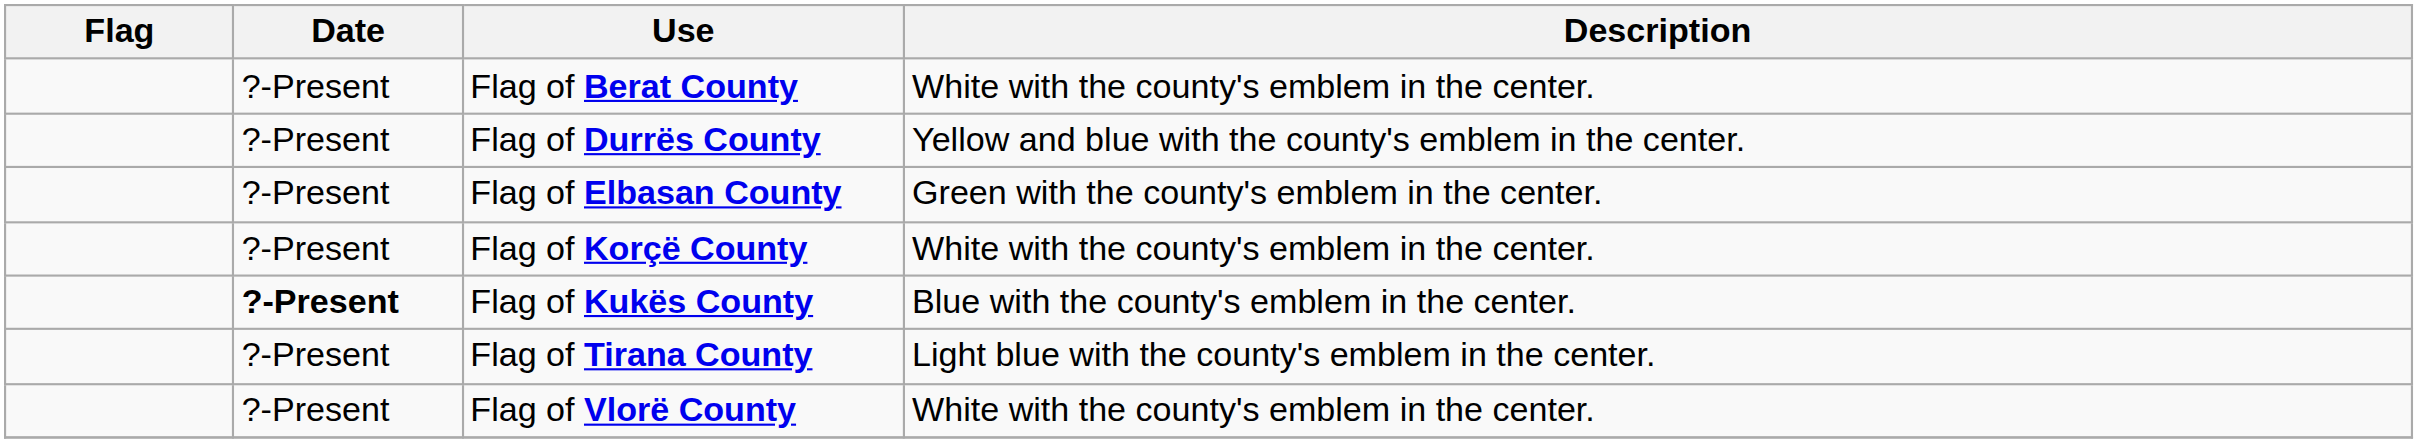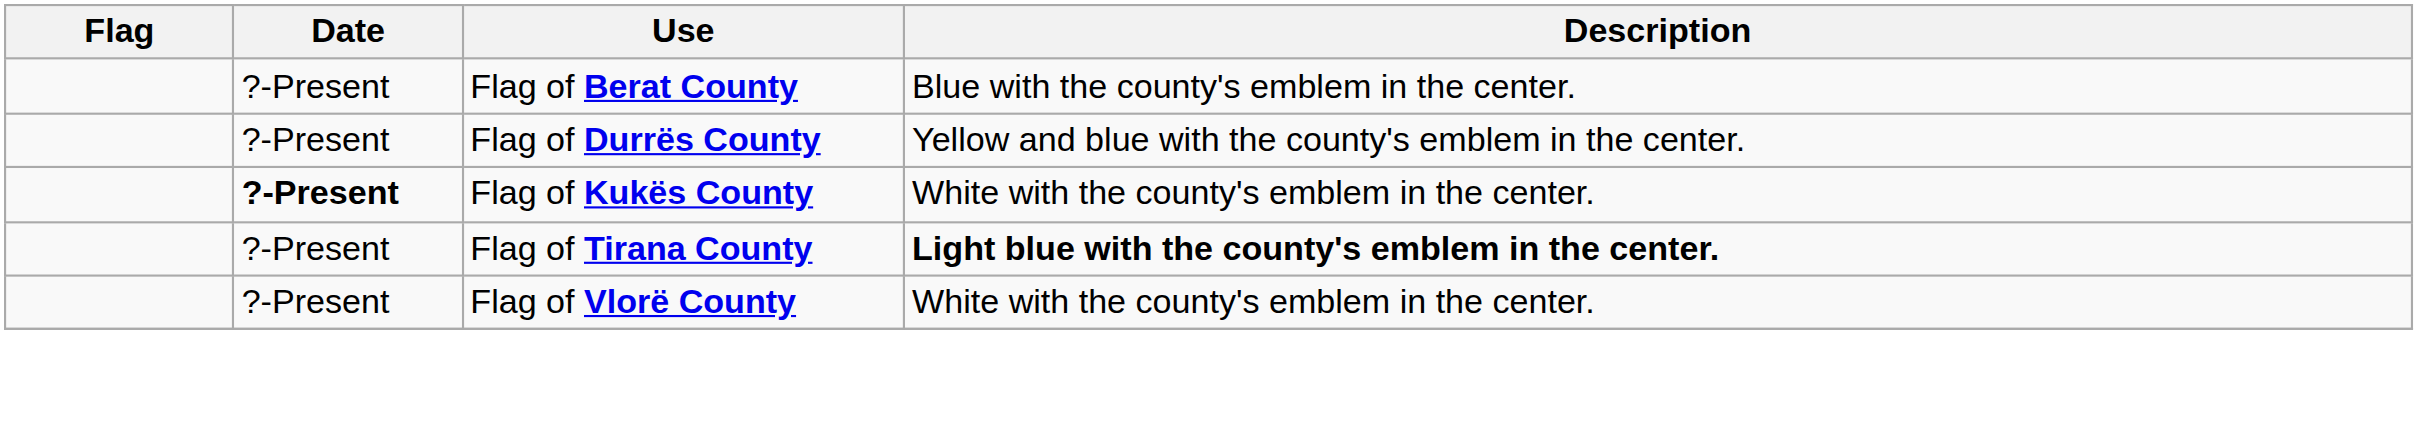(1253, 85) White with the county's emblem in the center. -> (1244, 85) Blue with the county's emblem in the center.
- row: (656, 193)
- row: (639, 247)
(1244, 301) Blue with the county's emblem in the center. -> (1253, 193) White with the county's emblem in the center.
(1284, 355) normal -> (1316, 247) bold
